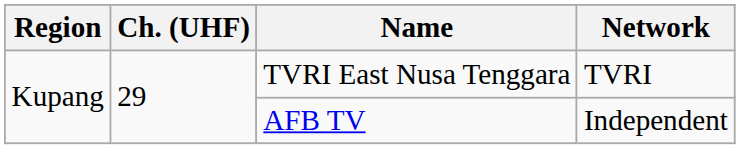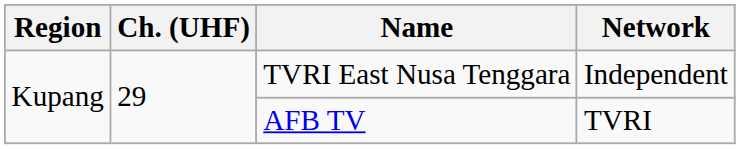(618, 73) TVRI -> (656, 73) Independent
(656, 119) Independent -> (618, 119) TVRI
